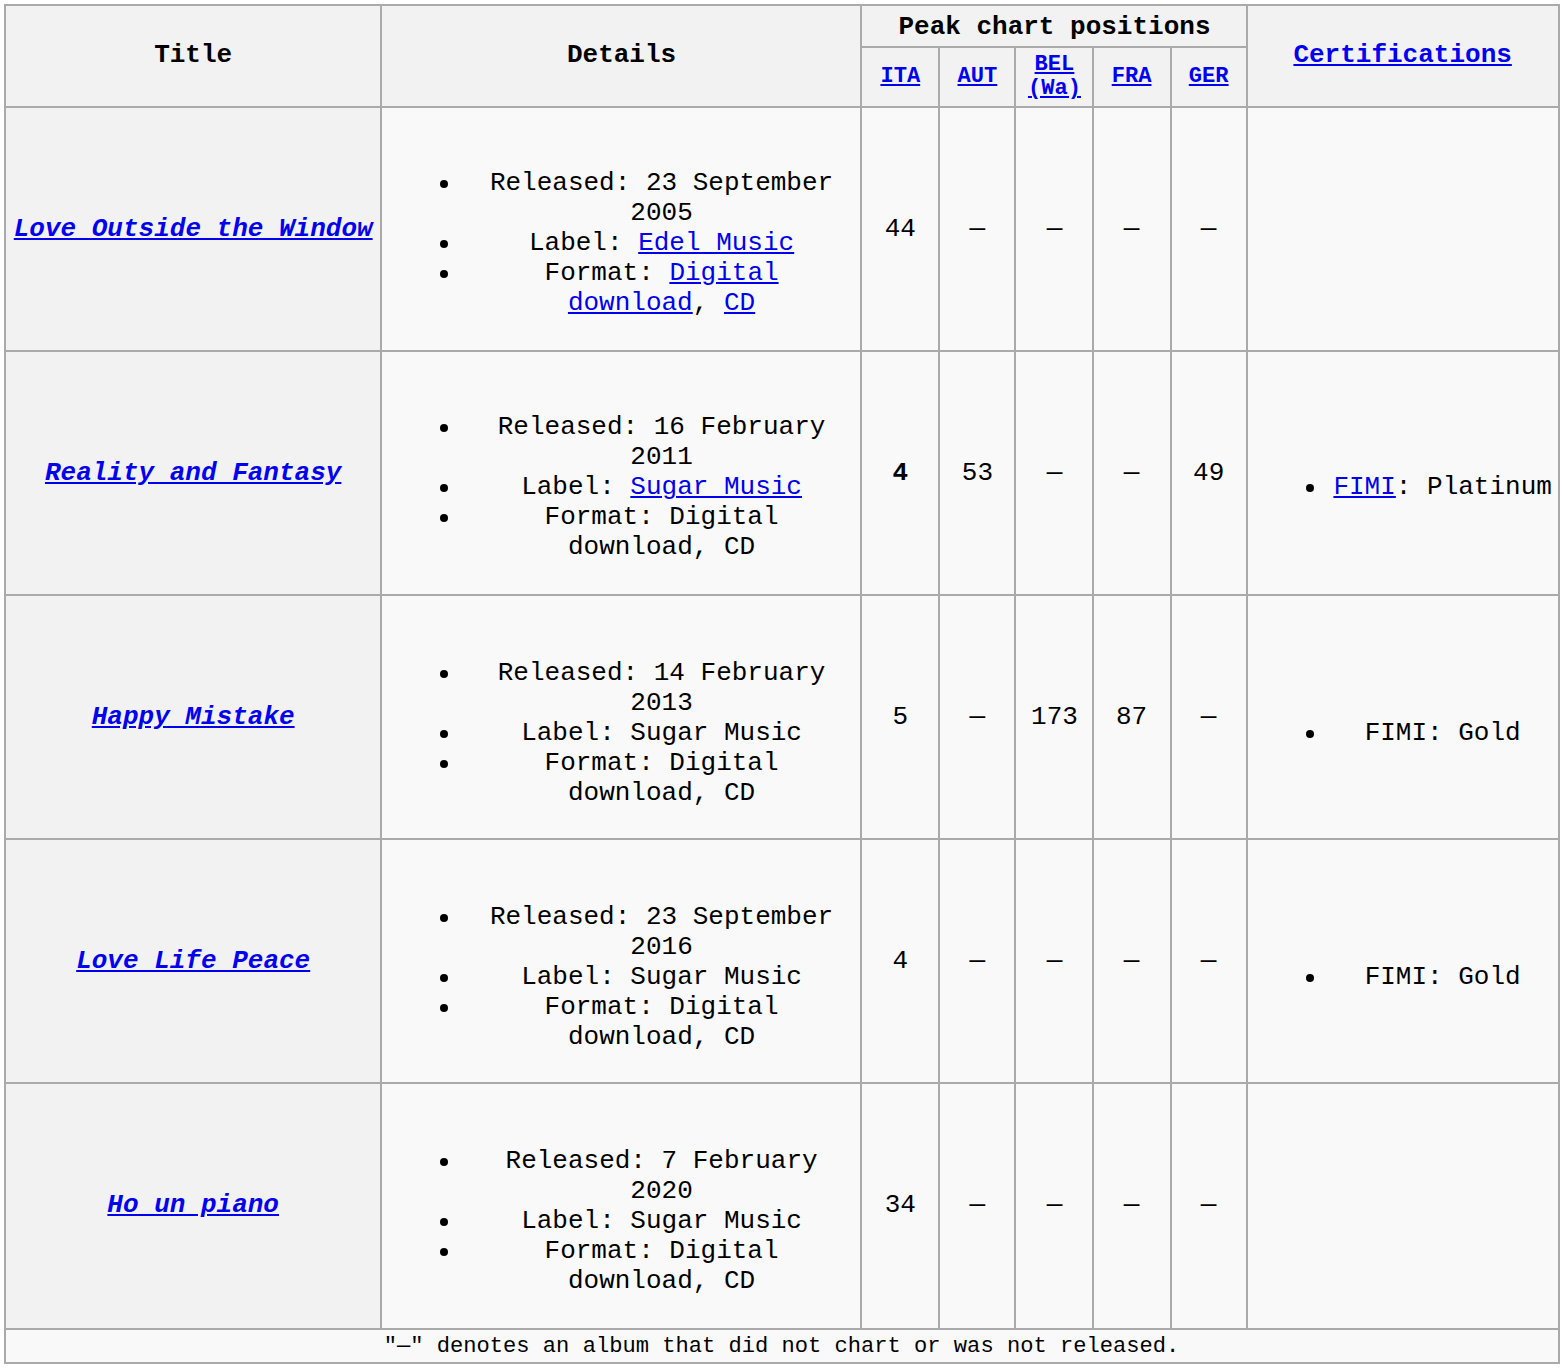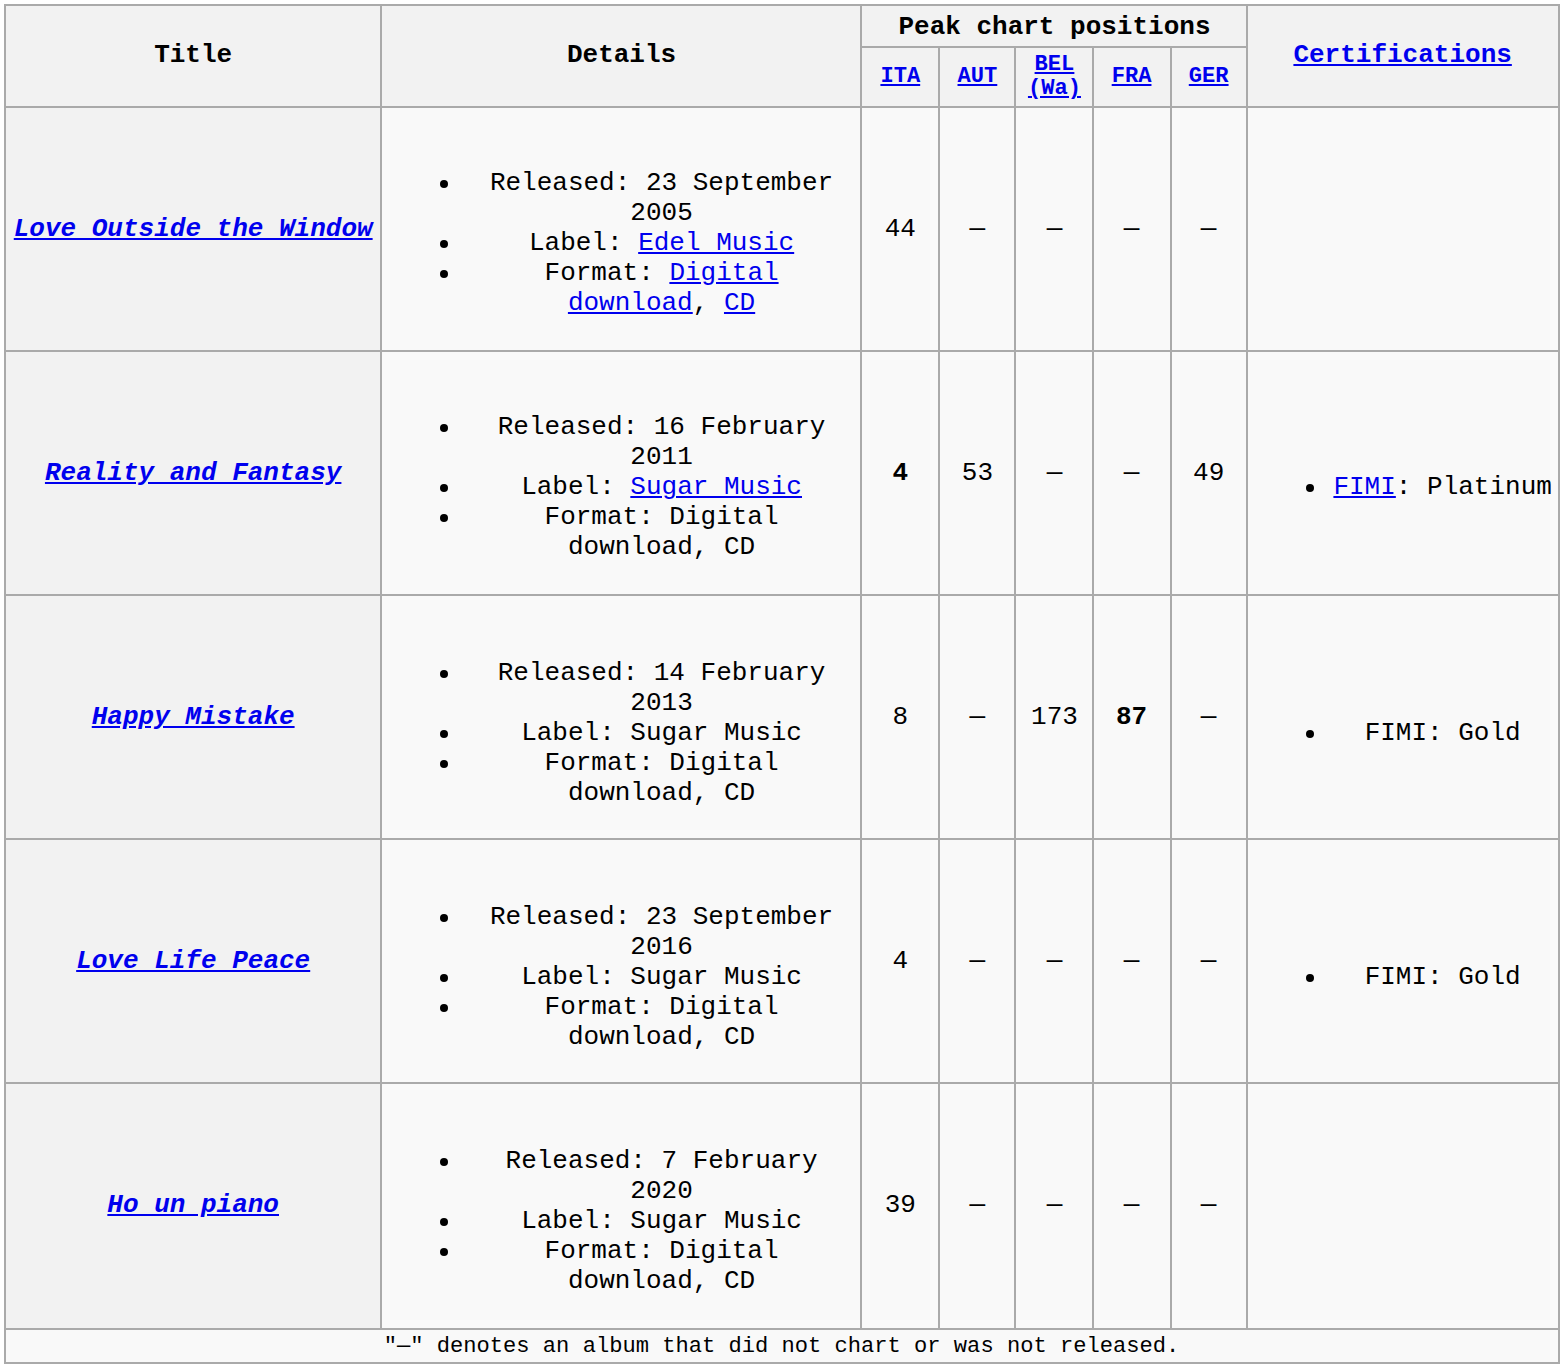(900, 717) 5 -> (900, 717) 8
(1132, 717) normal -> (1132, 717) bold
(900, 1206) 34 -> (900, 1206) 39
